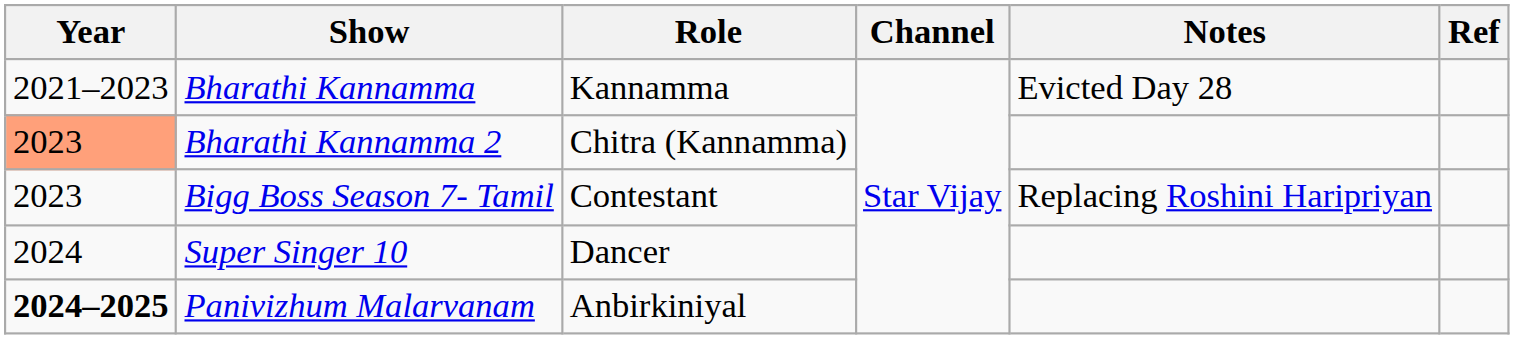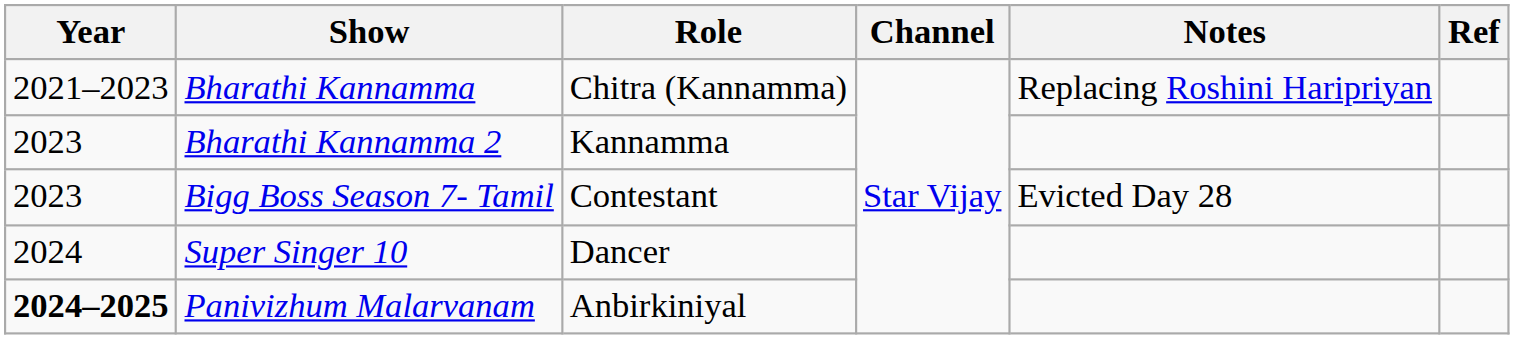(649, 86) Kannamma -> (708, 86) Chitra (Kannamma)
(1125, 86) Evicted Day 28 -> (1225, 86) Replacing Roshini Haripriyan
(48, 141) lightsalmon background -> (48, 141) no background
(708, 141) Chitra (Kannamma) -> (649, 141) Kannamma
(1225, 196) Replacing Roshini Haripriyan -> (1125, 196) Evicted Day 28
